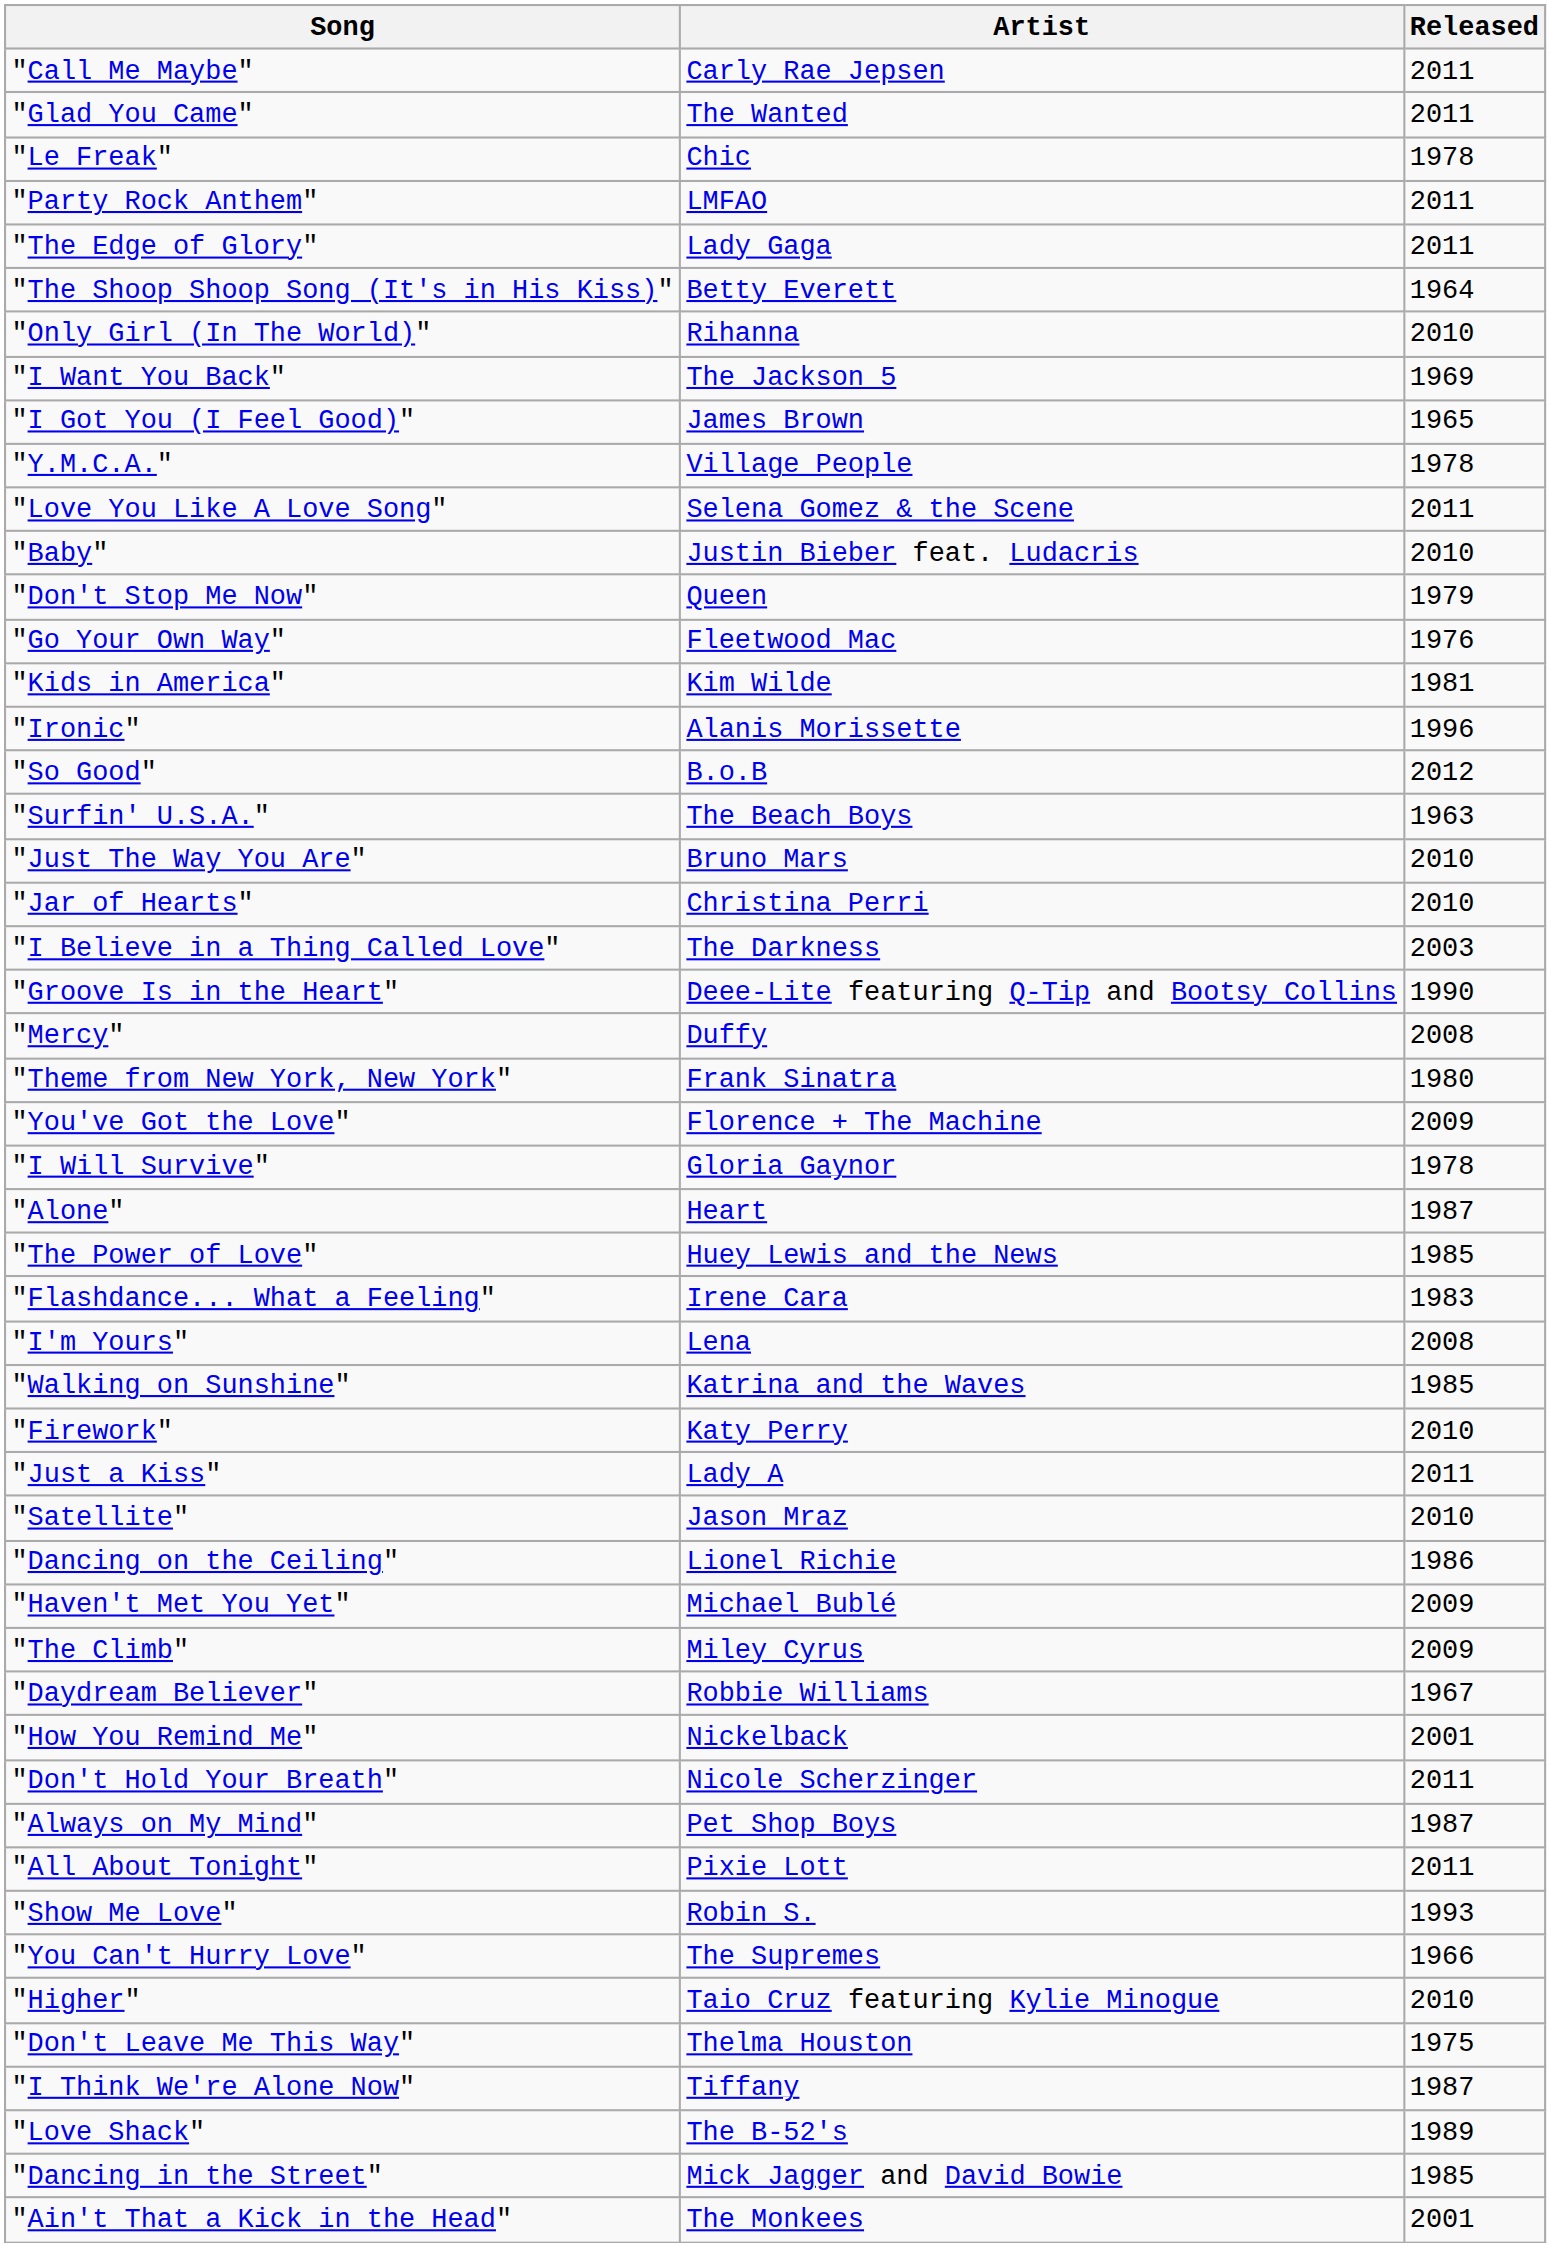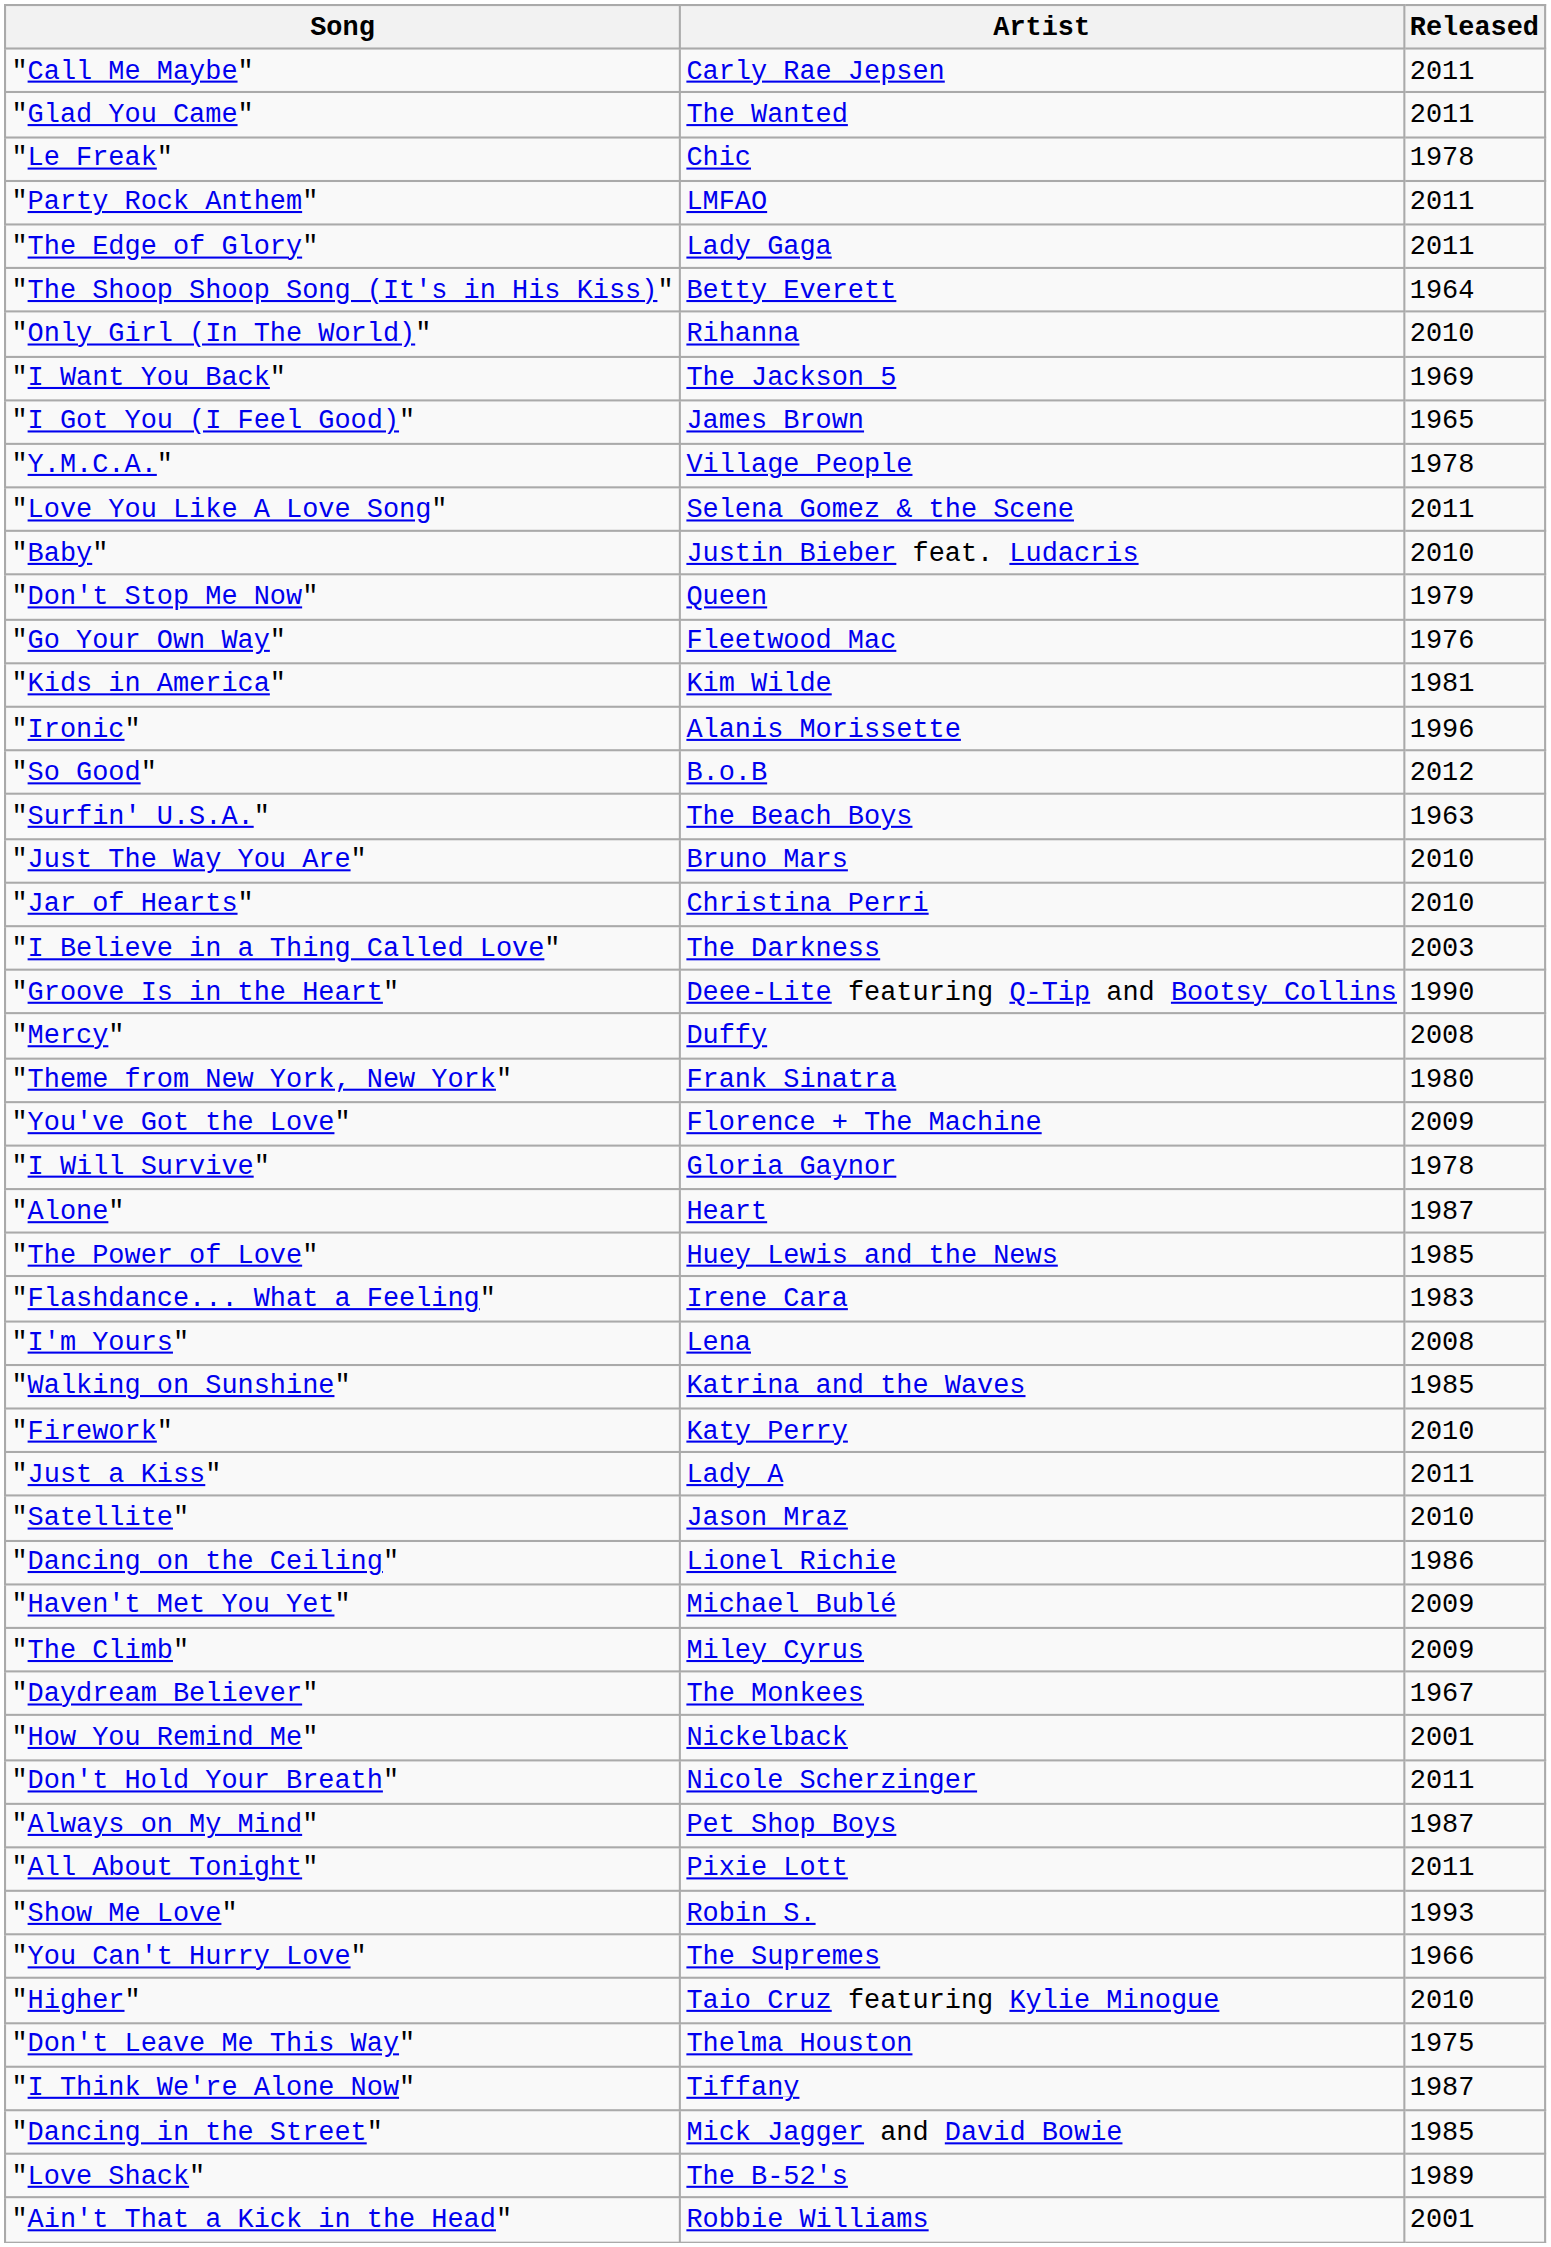(808, 1694) Robbie Williams -> (775, 1694) The Monkees
rows swapped: (108, 2132) <-> (197, 2176)
(775, 2220) The Monkees -> (808, 2220) Robbie Williams
